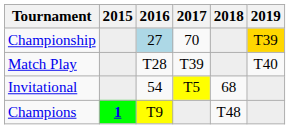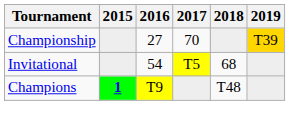(155, 40) lightblue background -> (155, 40) no background
- row: (42, 64)
